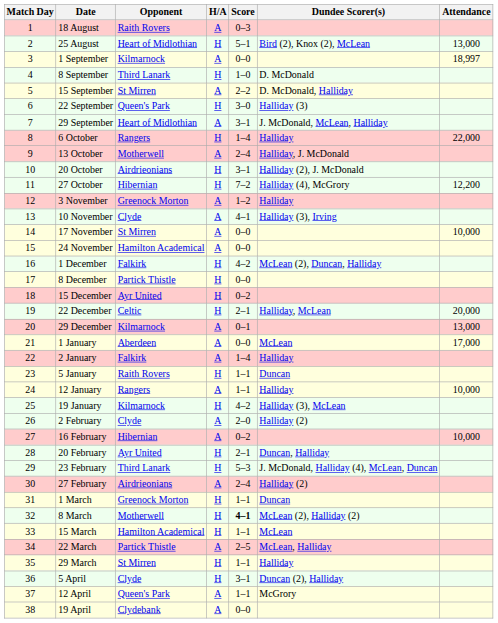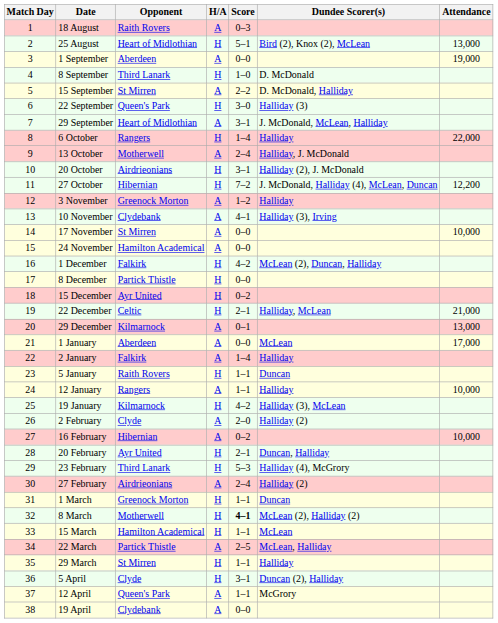(141, 59) Kilmarnock -> (137, 59) Aberdeen
(466, 59) 18,997 -> (466, 59) 19,000
(304, 185) Halliday (4), McGrory -> (348, 185) J. McDonald, Halliday (4), McLean, Duncan
(130, 216) Clyde -> (139, 216) Clydebank
(466, 311) 20,000 -> (466, 311) 21,000
(348, 468) J. McDonald, Halliday (4), McLean, Duncan -> (304, 468) Halliday (4), McGrory
